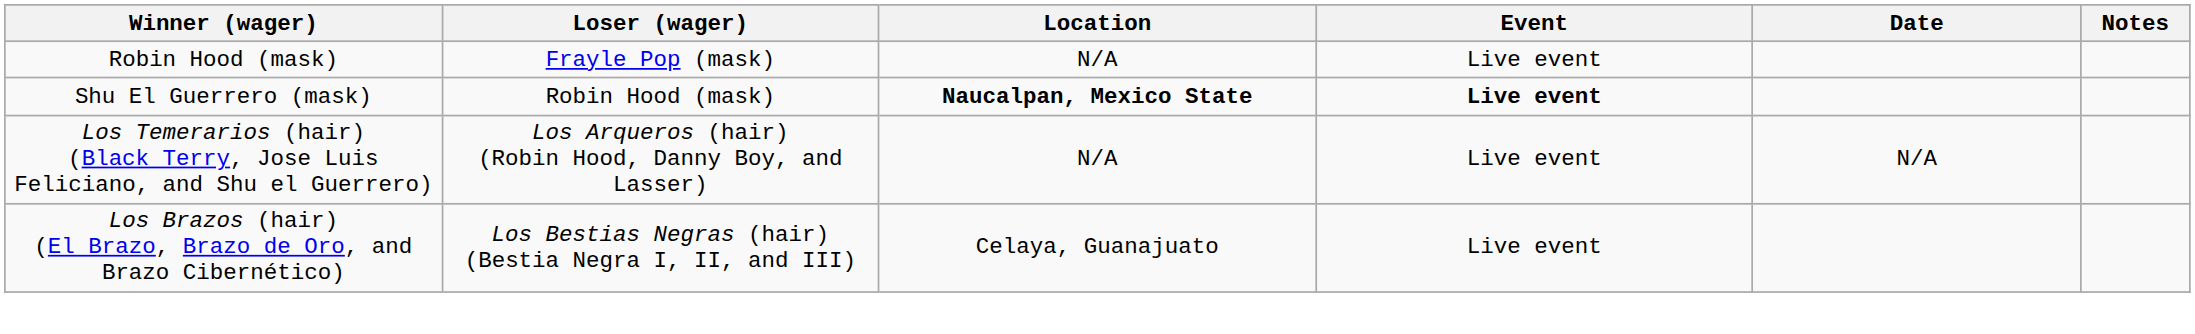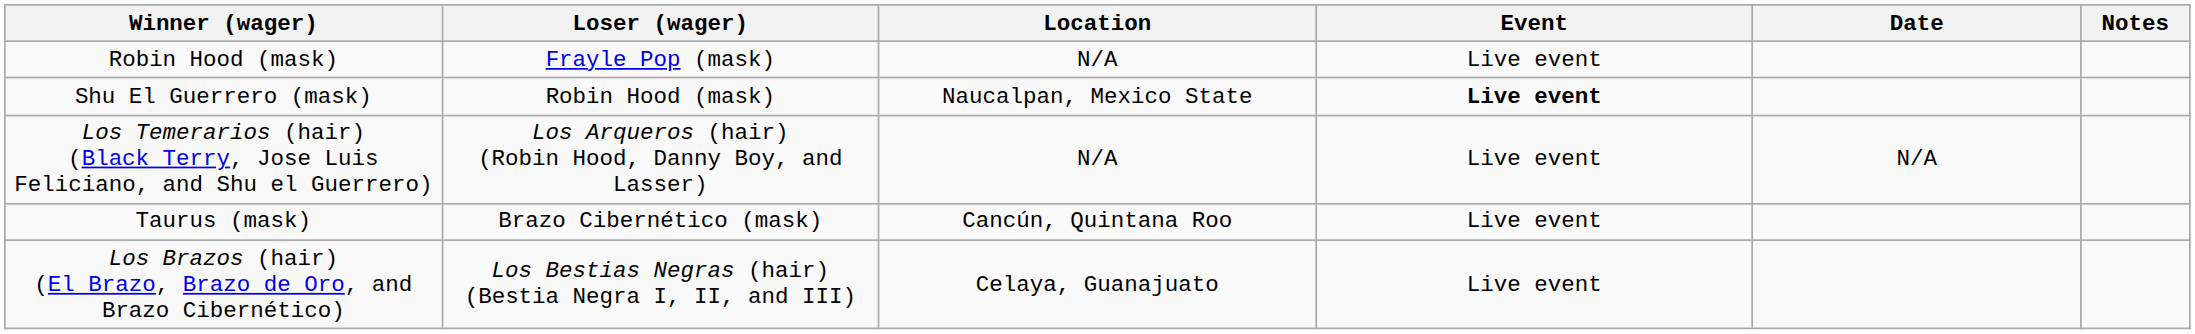(1097, 97) bold -> (1097, 97) normal
+ row: (223, 222)
